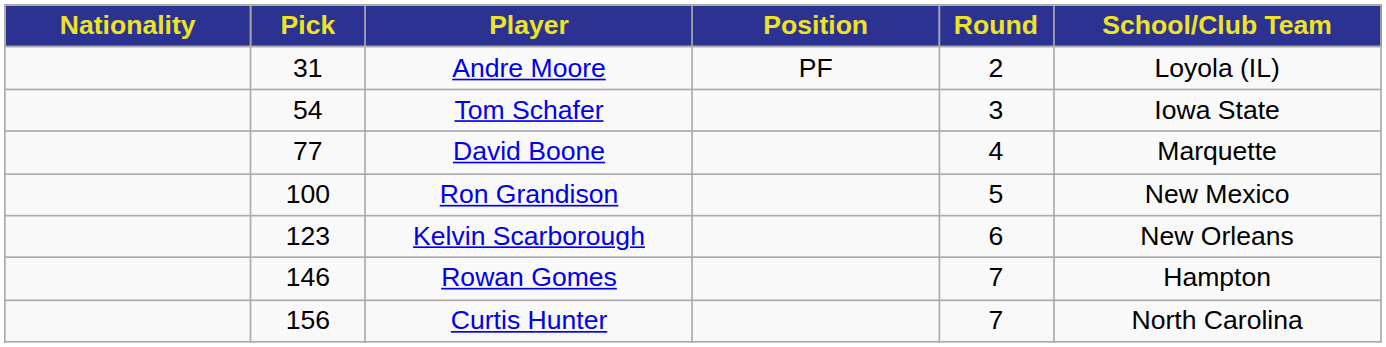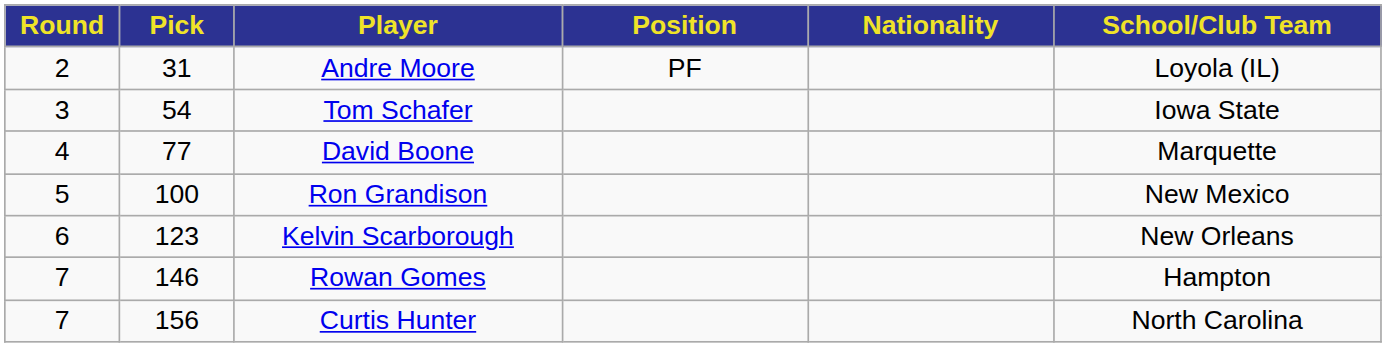columns swapped: (996, 25) <-> (128, 25)
